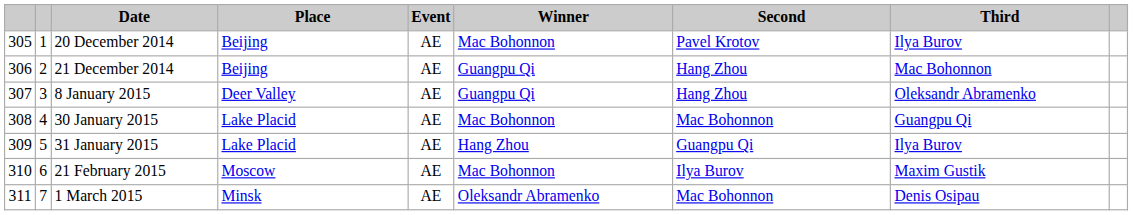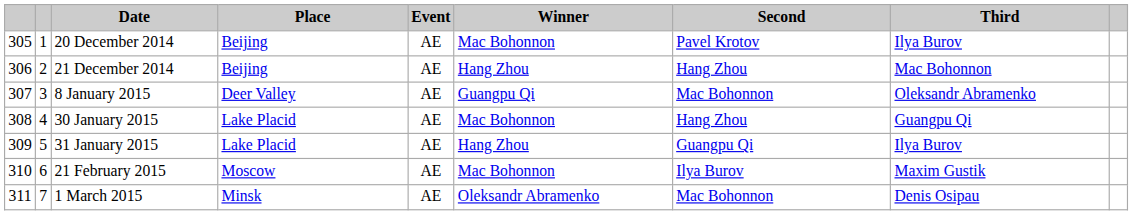(496, 68) Guangpu Qi -> (493, 68) Hang Zhou
(712, 94) Hang Zhou -> (725, 94) Mac Bohonnon
(725, 119) Mac Bohonnon -> (712, 119) Hang Zhou
